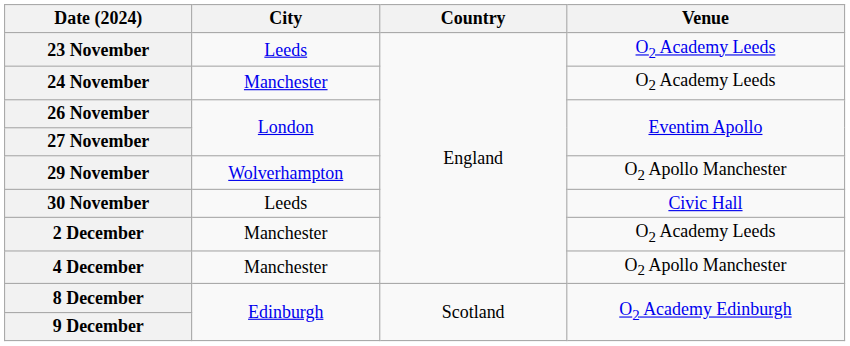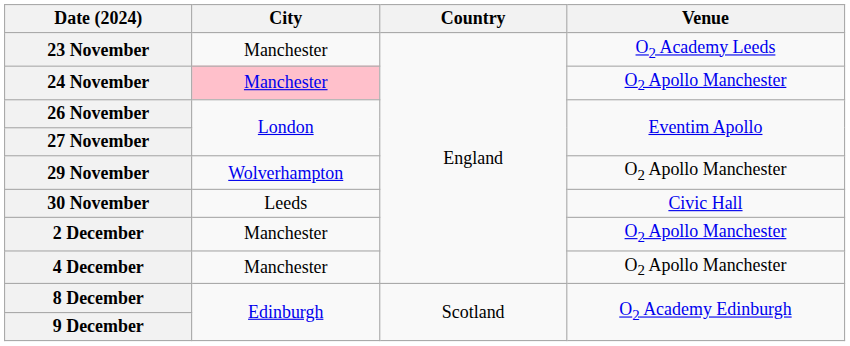(286, 49) Leeds -> (286, 49) Manchester
(286, 82) no background -> (286, 82) pink background
(705, 82) O2 Academy Leeds -> (705, 82) O2 Apollo Manchester
(705, 234) O2 Academy Leeds -> (705, 234) O2 Apollo Manchester
